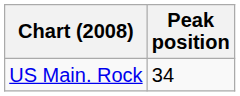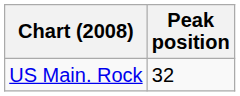(163, 74) 34 -> (163, 74) 32
